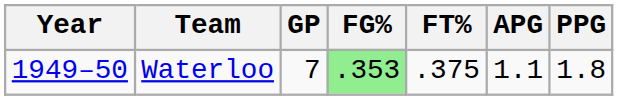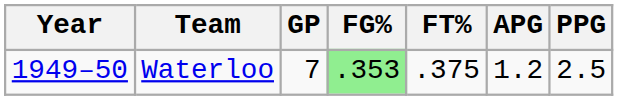(518, 72) 1.1 -> (518, 72) 1.2
(581, 72) 1.8 -> (581, 72) 2.5
